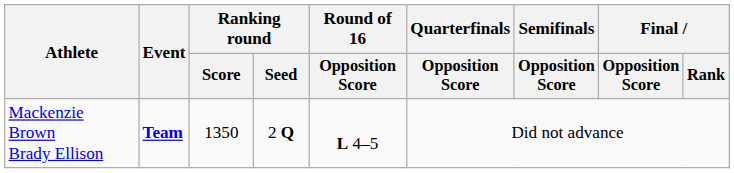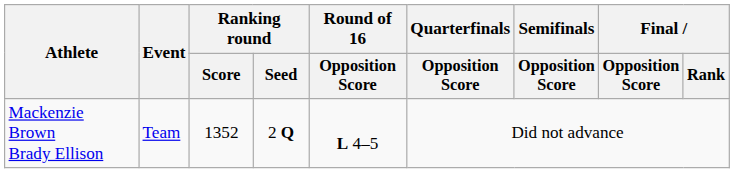(163, 133) bold -> (161, 133) normal
(221, 133) 1350 -> (221, 133) 1352
